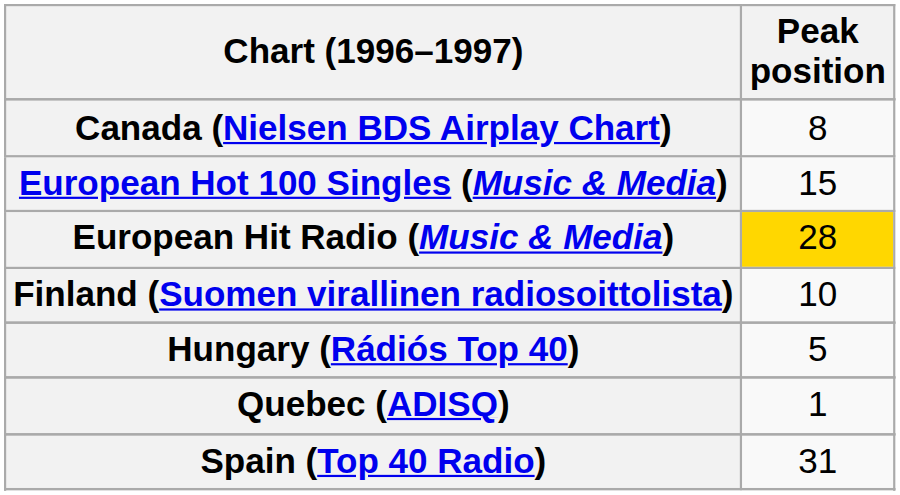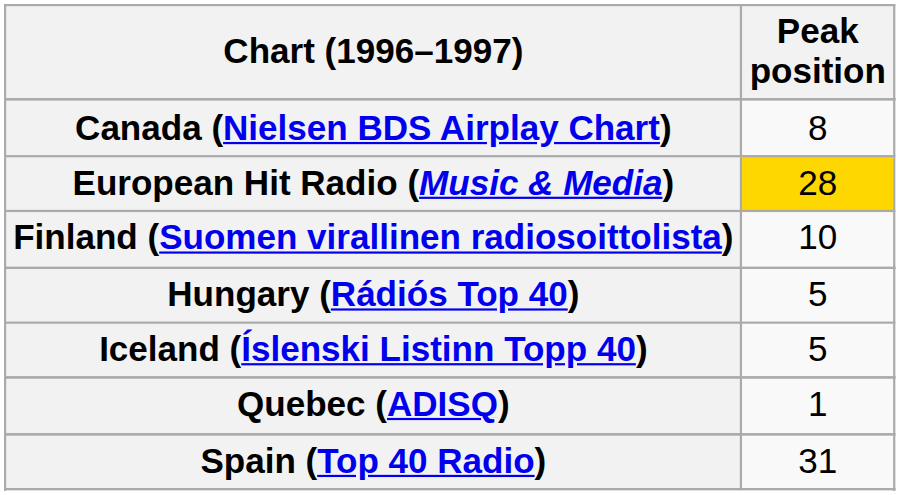- row: (373, 182)
+ row: (373, 349)
